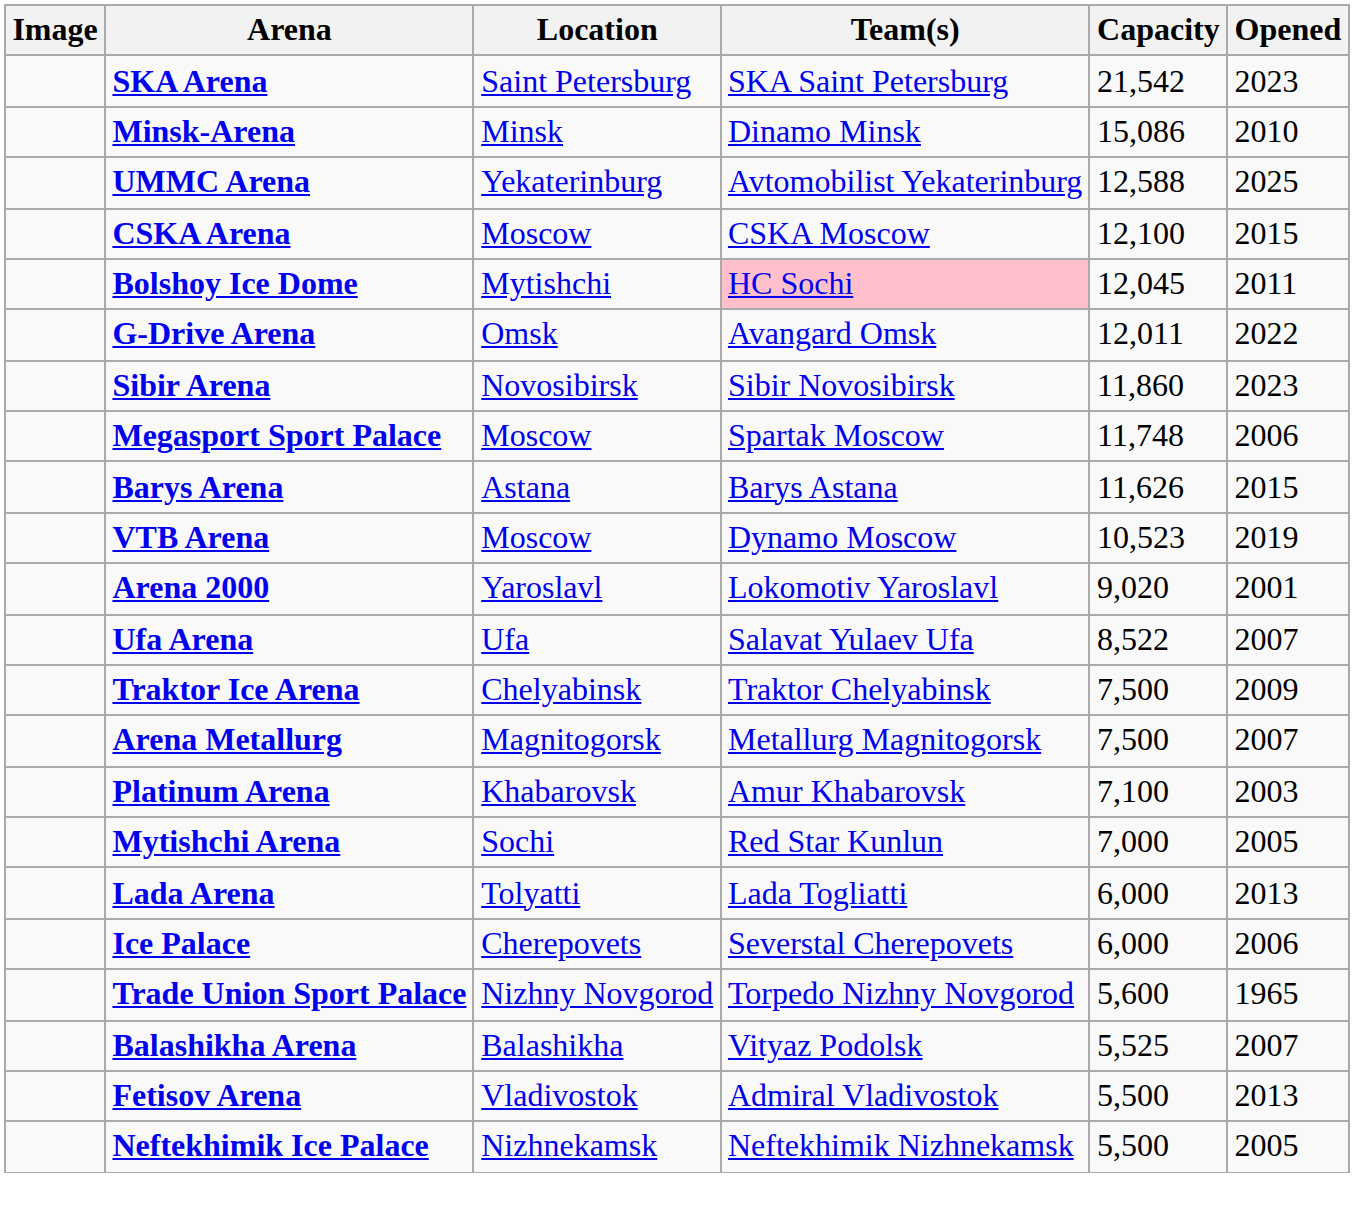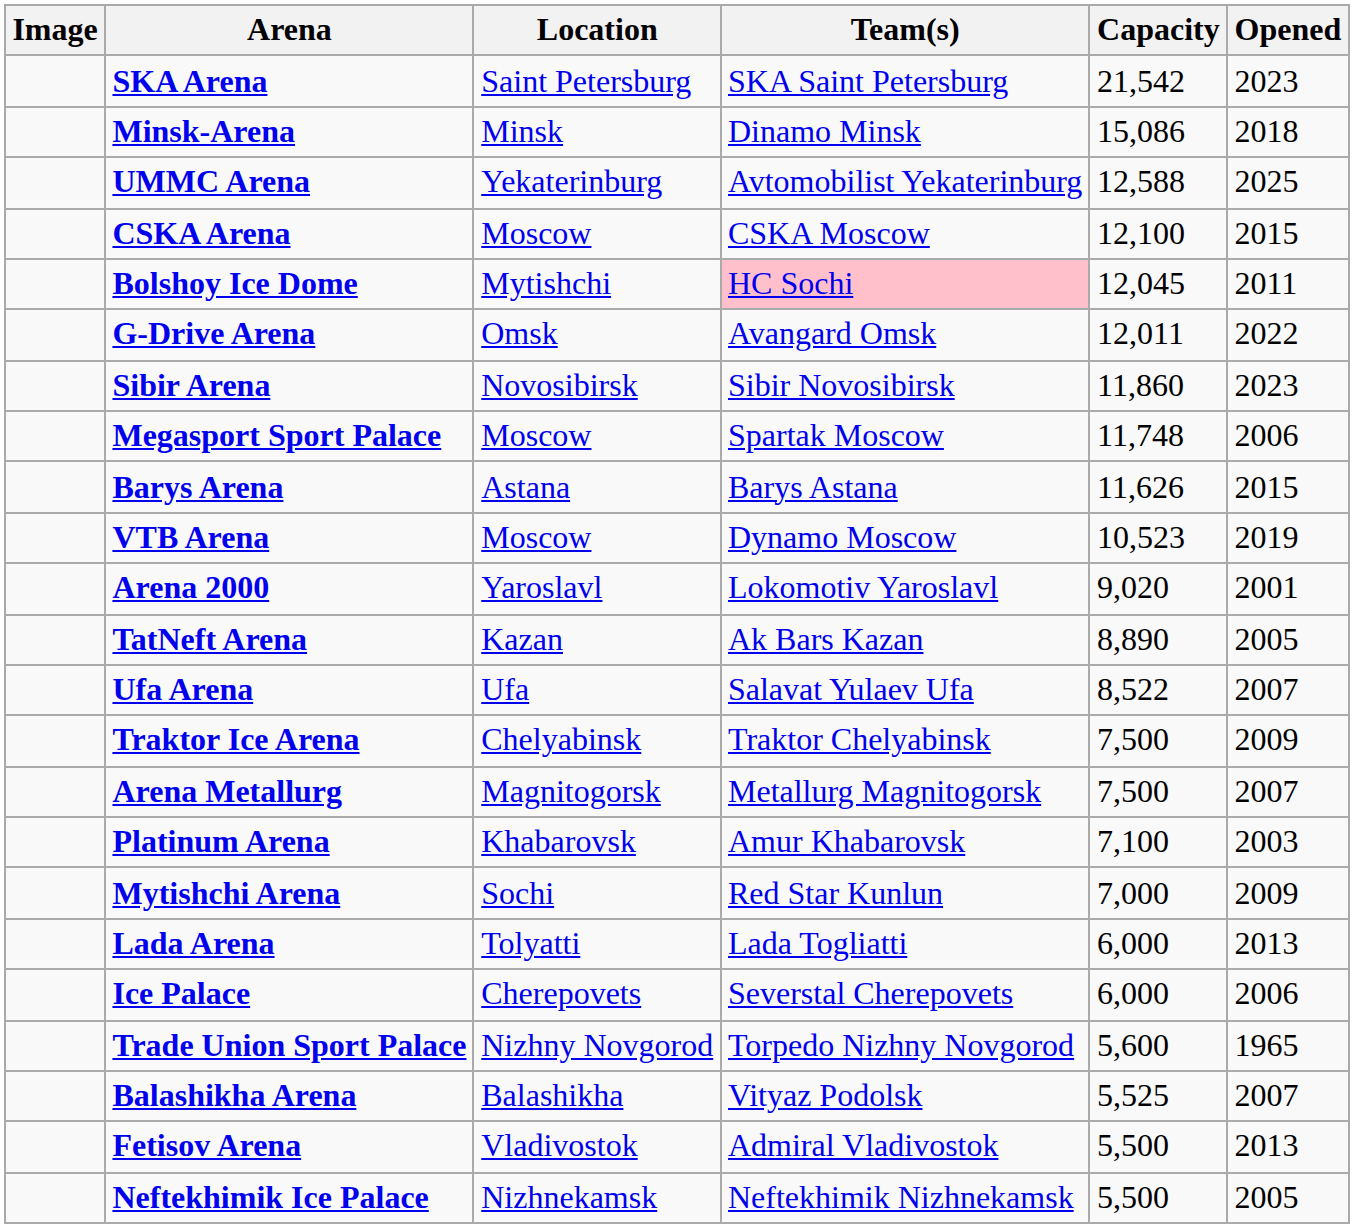(1266, 131) 2010 -> (1266, 131) 2018
+ row: (210, 638)
(1266, 841) 2005 -> (1266, 892) 2009
